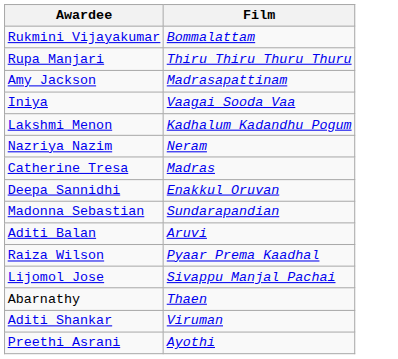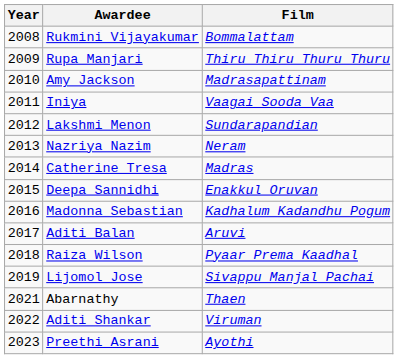+ column: (24, 15)
(259, 125) Kadhalum Kadandhu Pogum -> (262, 125) Sundarapandian
(223, 212) Sundarapandian -> (298, 212) Kadhalum Kadandhu Pogum
